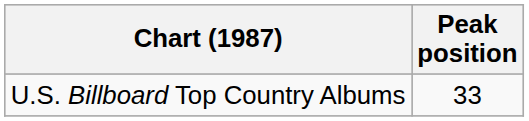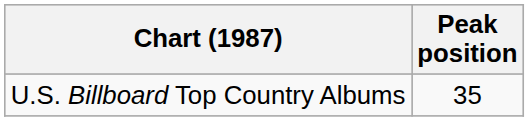(467, 94) 33 -> (467, 94) 35
